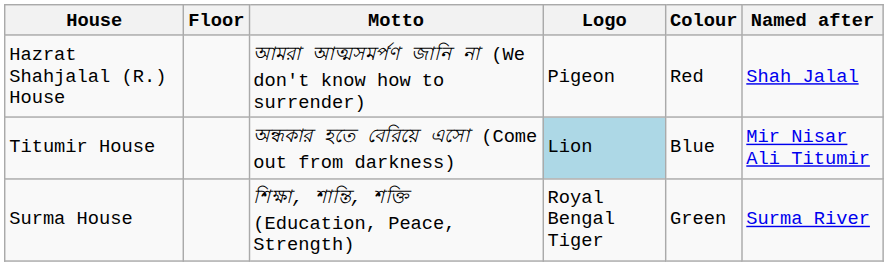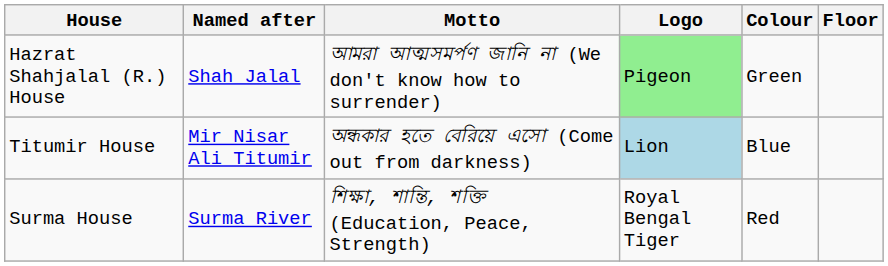columns swapped: (812, 20) <-> (216, 20)
(581, 76) no background -> (657, 76) lightgreen background
(687, 76) Red -> (774, 76) Green
(698, 220) Green -> (763, 220) Red
